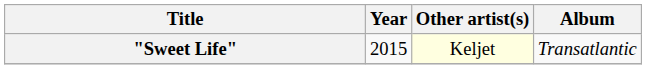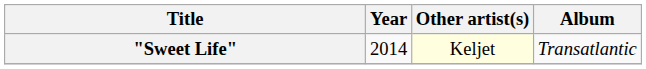(389, 48) 2015 -> (389, 48) 2014
